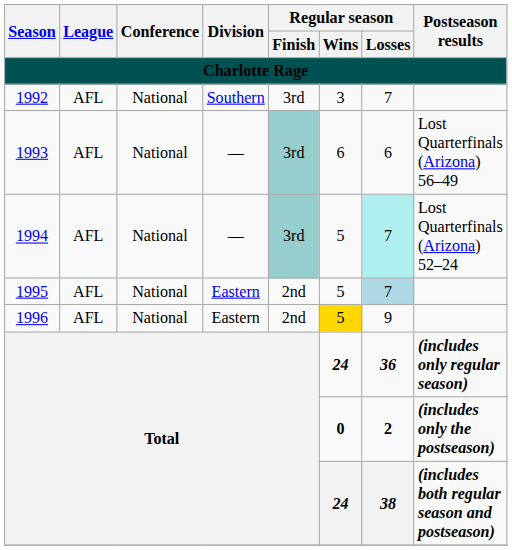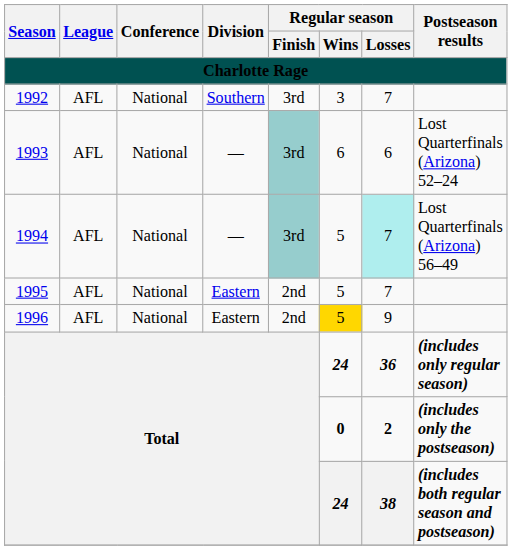(460, 152) Lost Quarterfinals (Arizona) 56–49 -> (460, 152) Lost Quarterfinals (Arizona) 52–24
(460, 236) Lost Quarterfinals (Arizona) 52–24 -> (460, 236) Lost Quarterfinals (Arizona) 56–49
(388, 291) lightblue background -> (388, 291) no background
